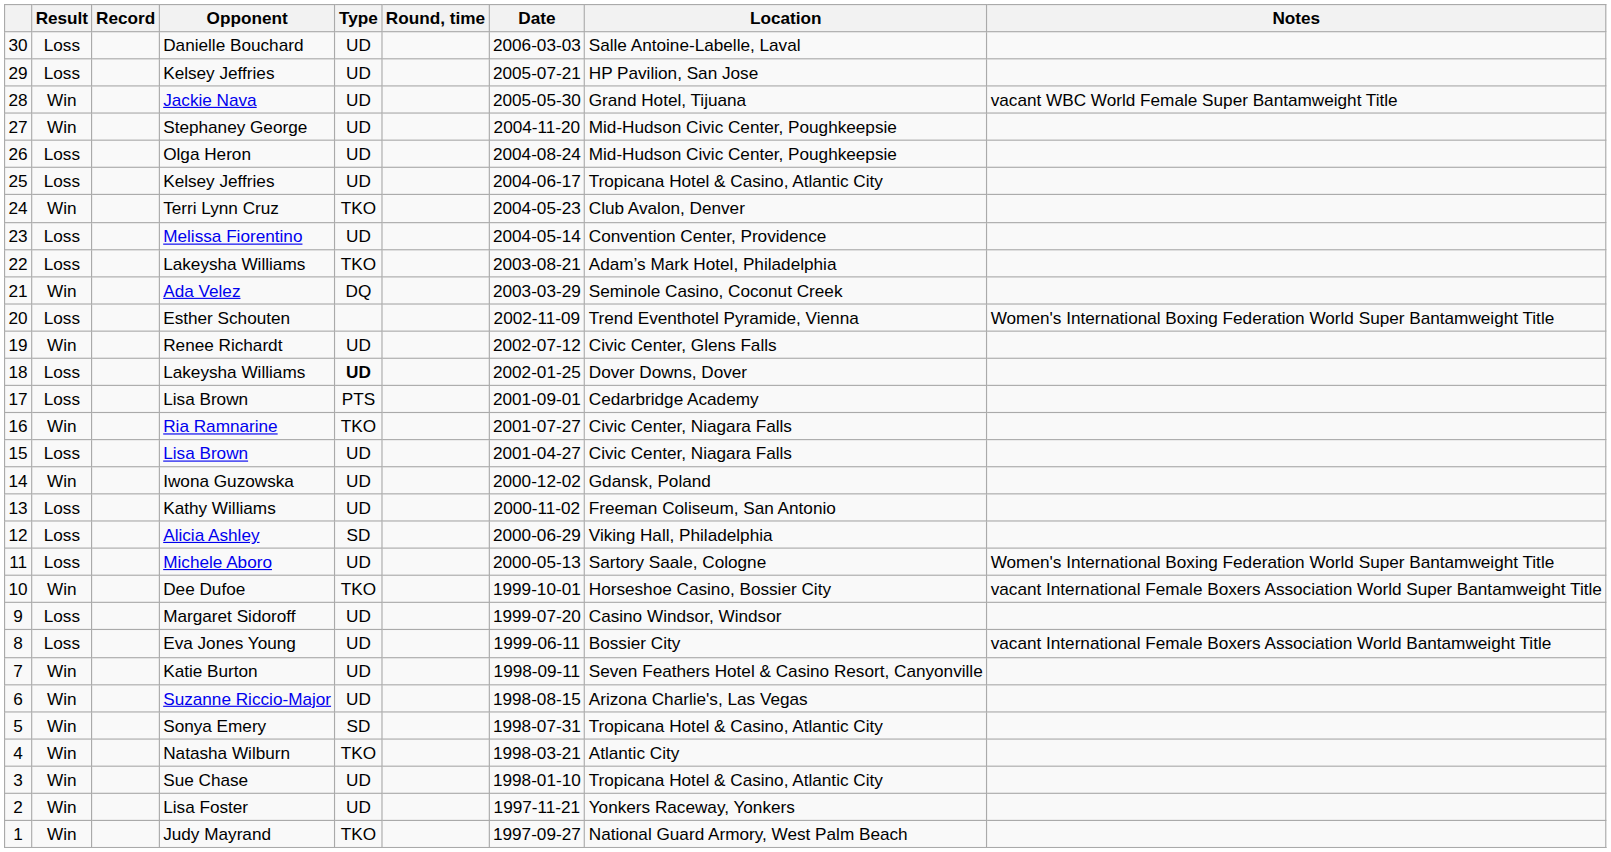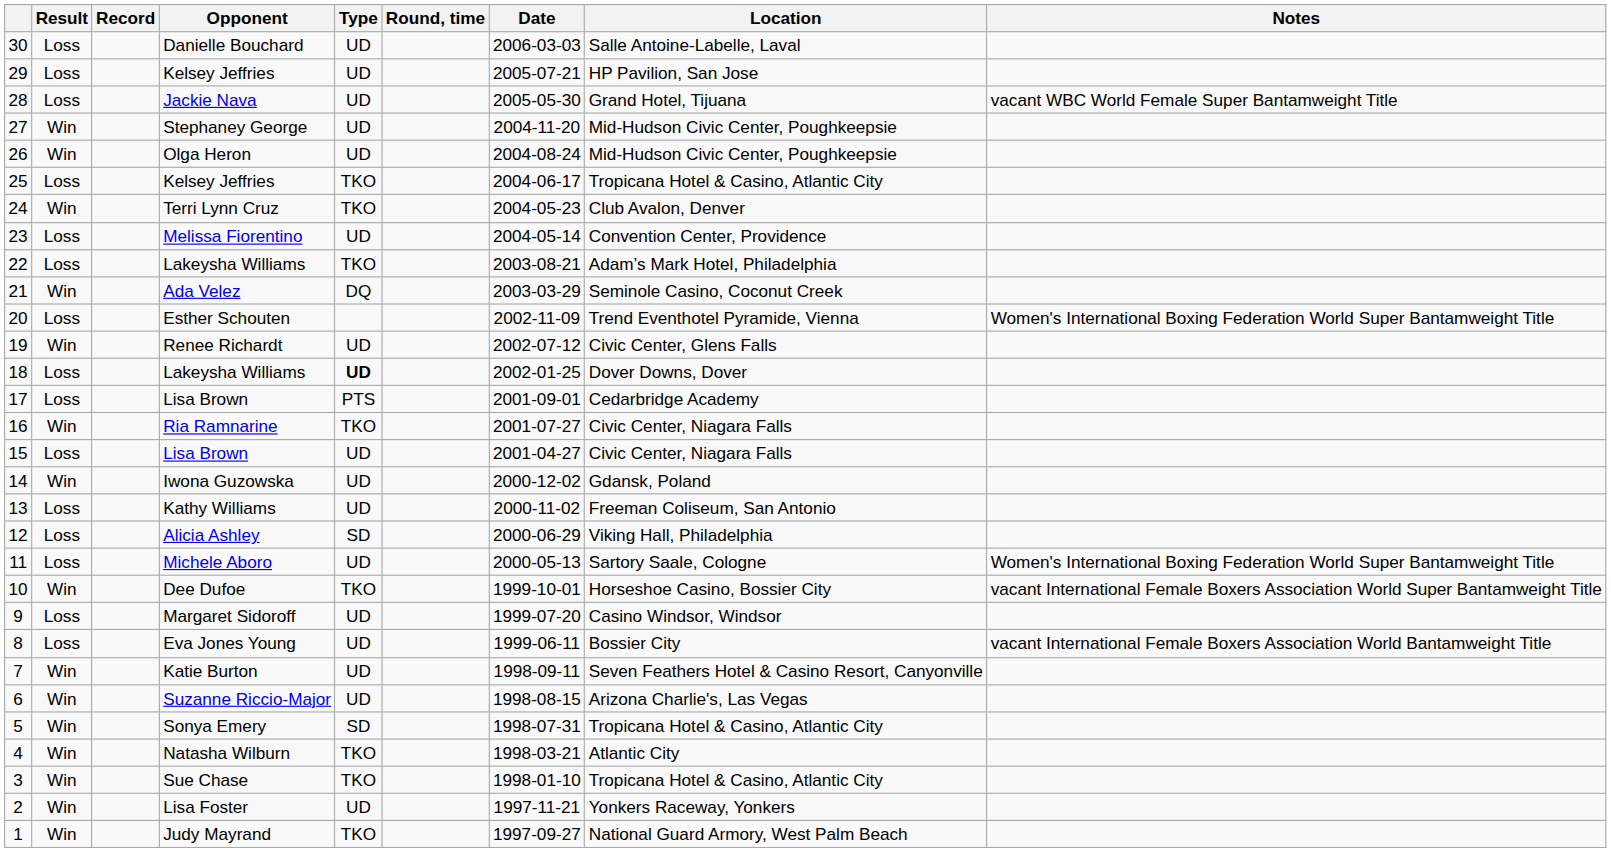(62, 100) Win -> (62, 100) Loss
(62, 154) Loss -> (62, 154) Win
(358, 181) UD -> (358, 181) TKO
(358, 780) UD -> (358, 780) TKO
